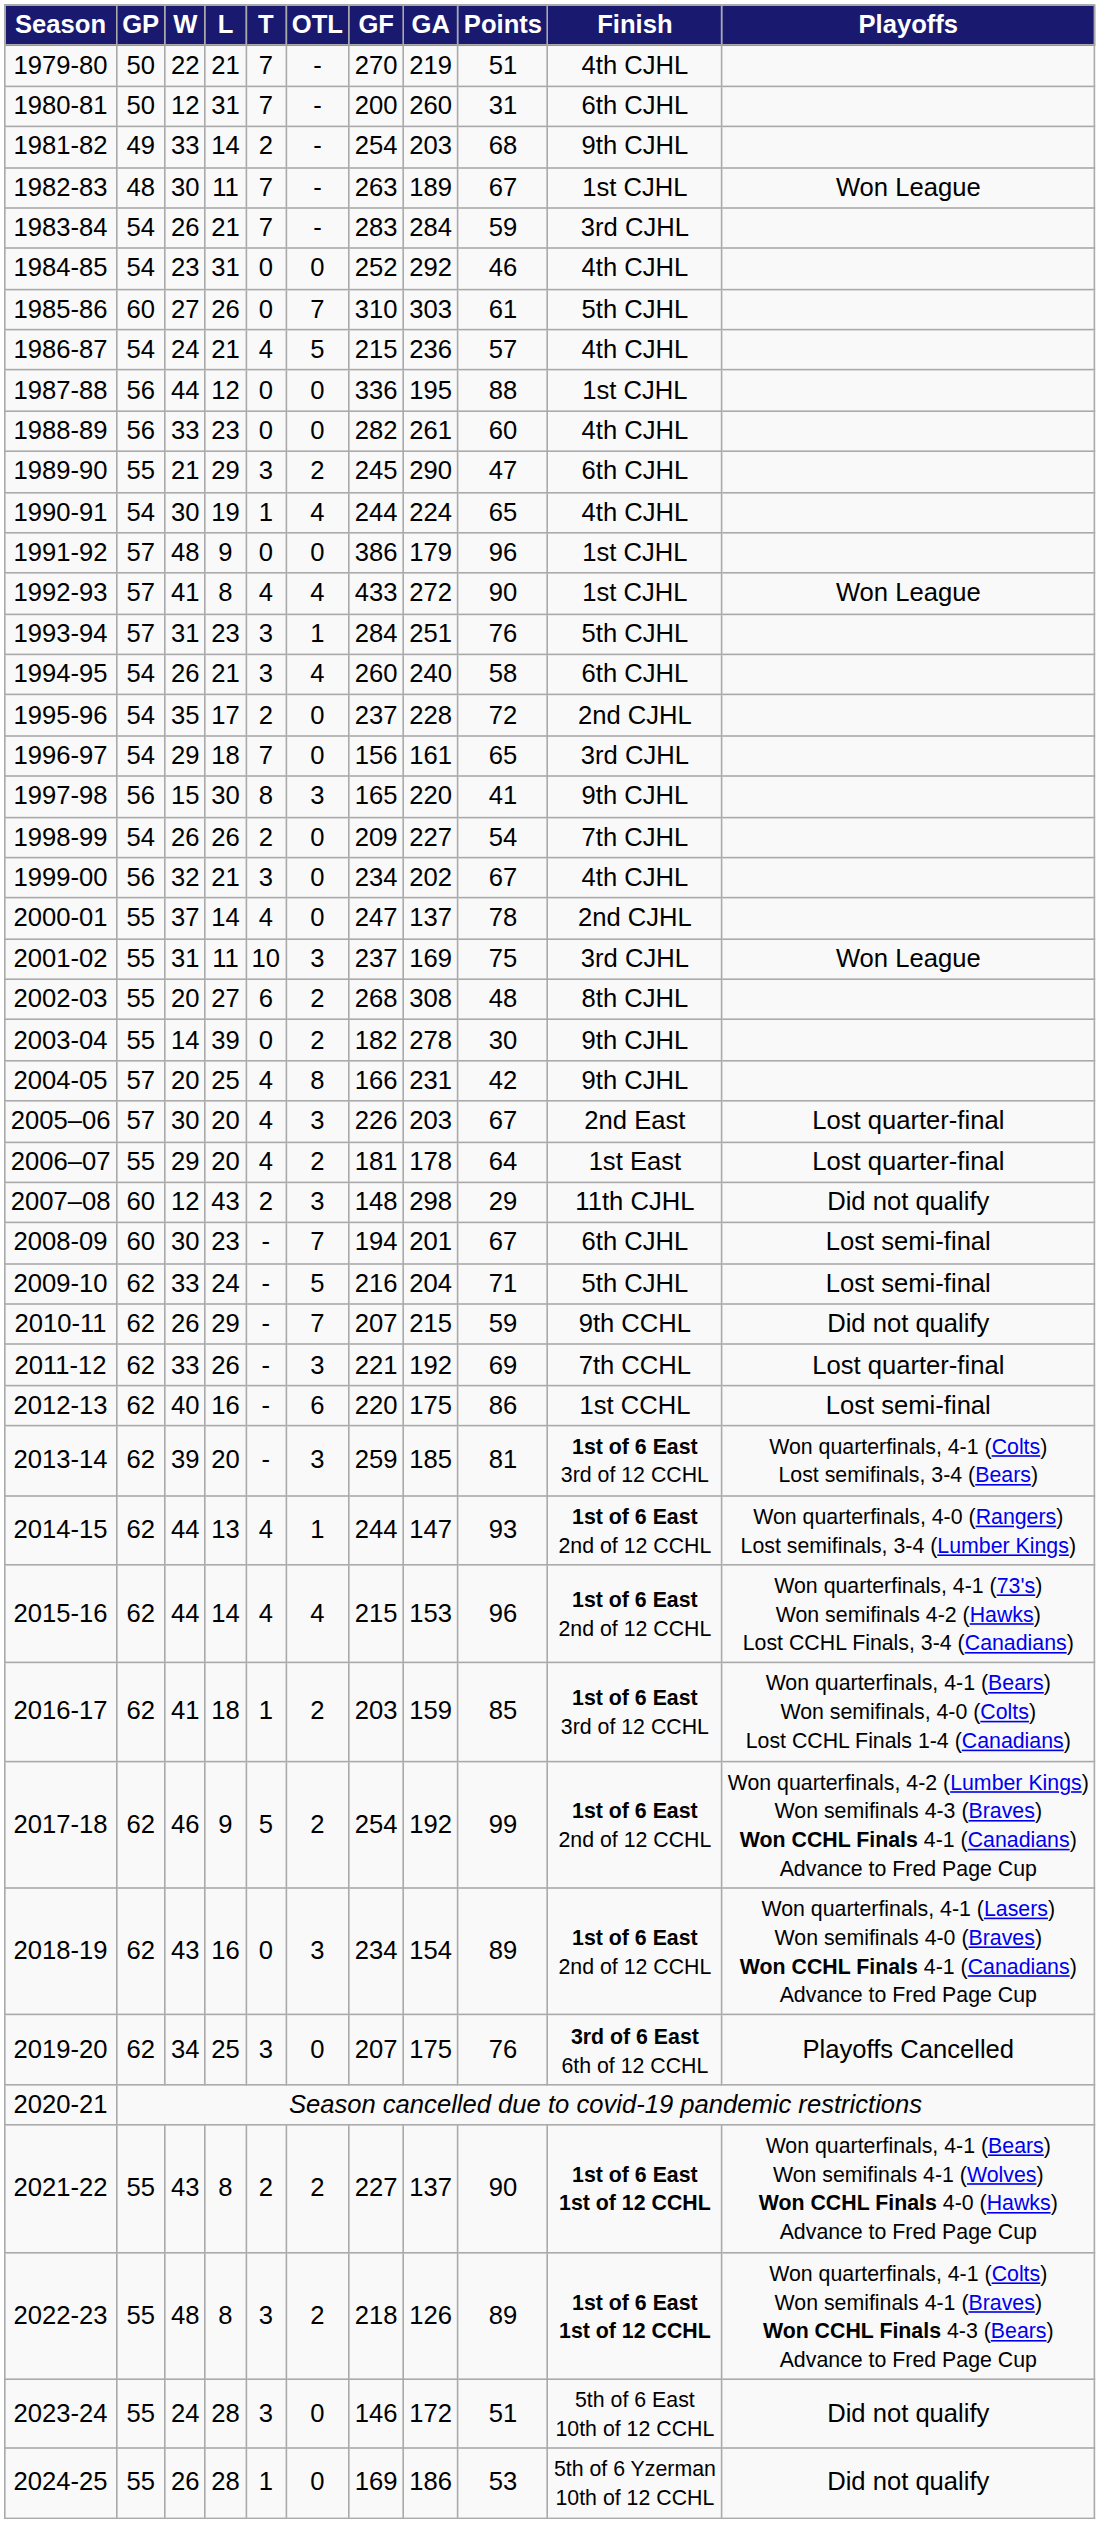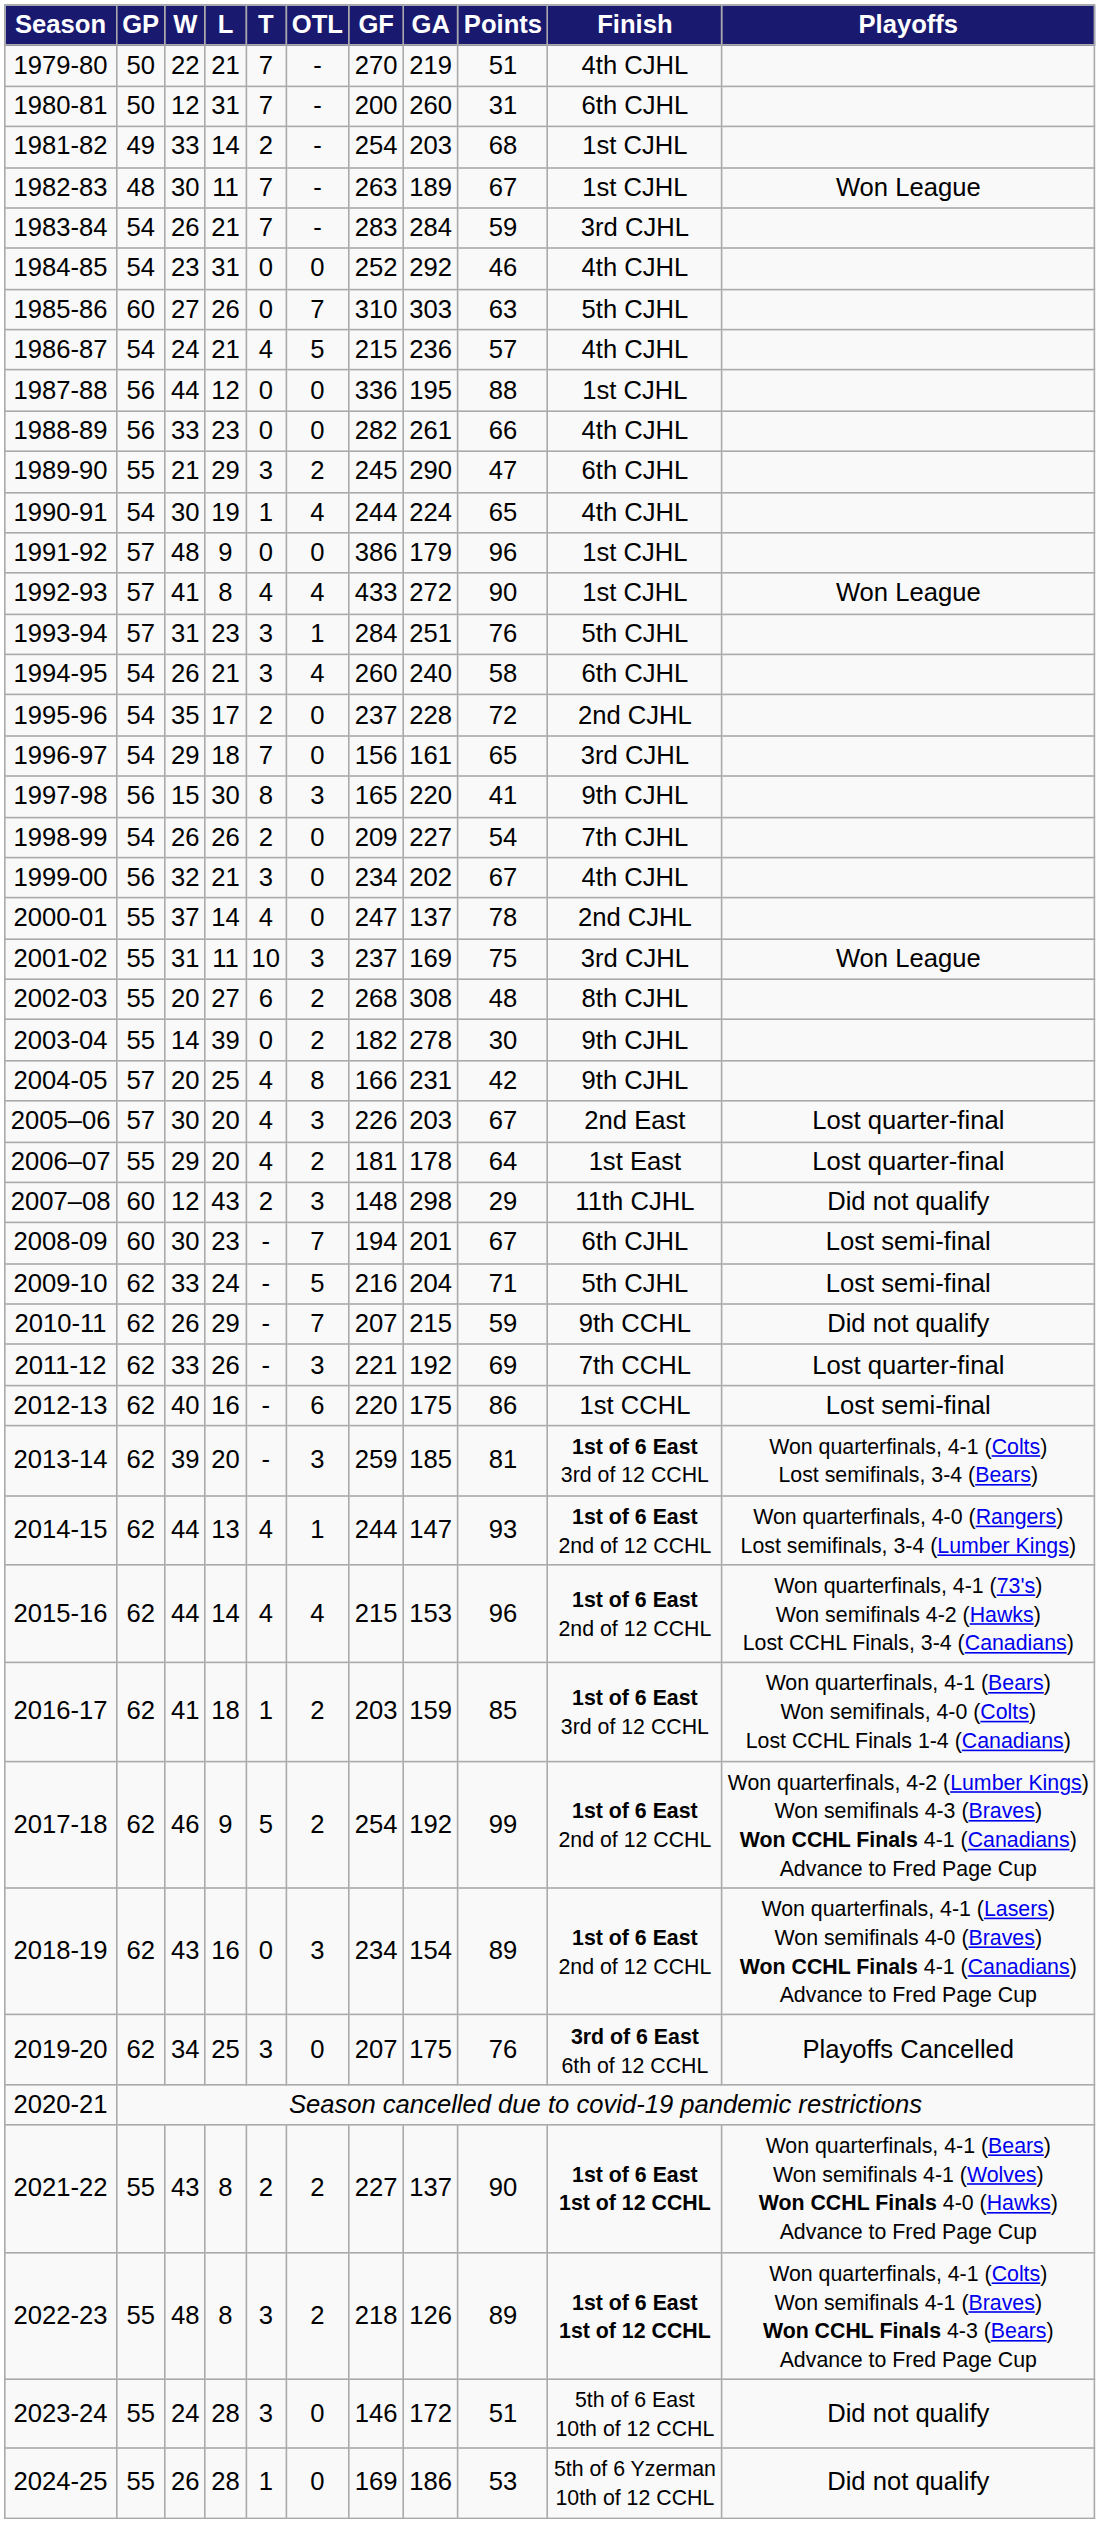(635, 146) 9th CJHL -> (635, 146) 1st CJHL
(503, 308) 61 -> (503, 308) 63
(503, 430) 60 -> (503, 430) 66
